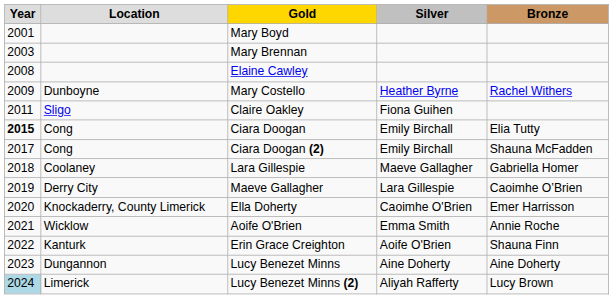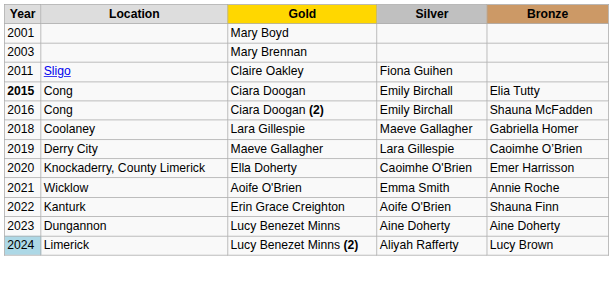- row: (269, 71)
- row: (268, 91)
(21, 149) 2017 -> (21, 110) 2016
